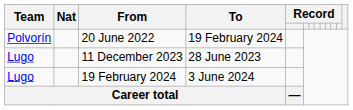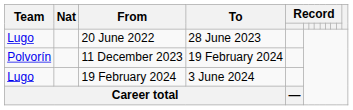(29, 38) Polvorín -> (20, 38) Lugo
(236, 38) 19 February 2024 -> (225, 38) 28 June 2023
(20, 57) Lugo -> (29, 57) Polvorín
(225, 57) 28 June 2023 -> (236, 57) 19 February 2024
